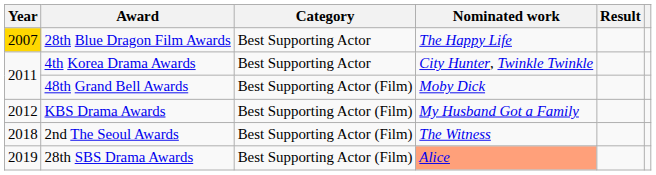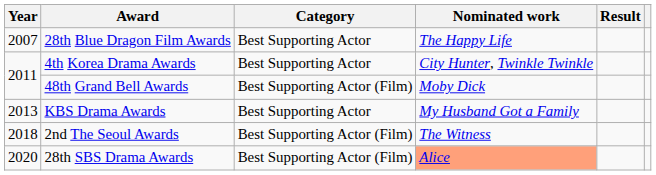(23, 39) gold background -> (23, 39) no background
(23, 110) 2012 -> (23, 110) 2013
(325, 110) Best Supporting Actor (Film) -> (304, 110) Best Supporting Actor
(23, 157) 2019 -> (23, 157) 2020
